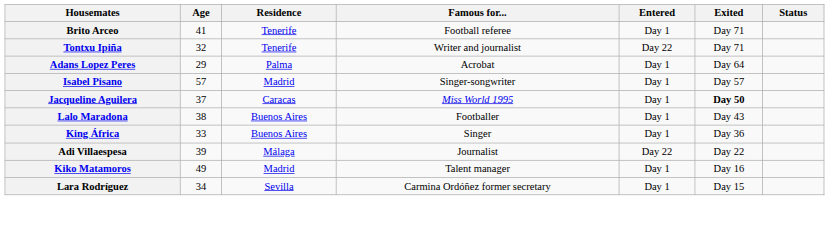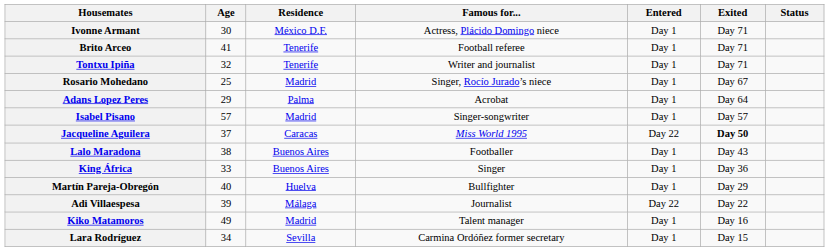+ row: (105, 30)
(657, 47) Day 22 -> (664, 65) Day 1
+ row: (105, 82)
(657, 99) Day 1 -> (664, 134) Day 22
+ row: (105, 186)
